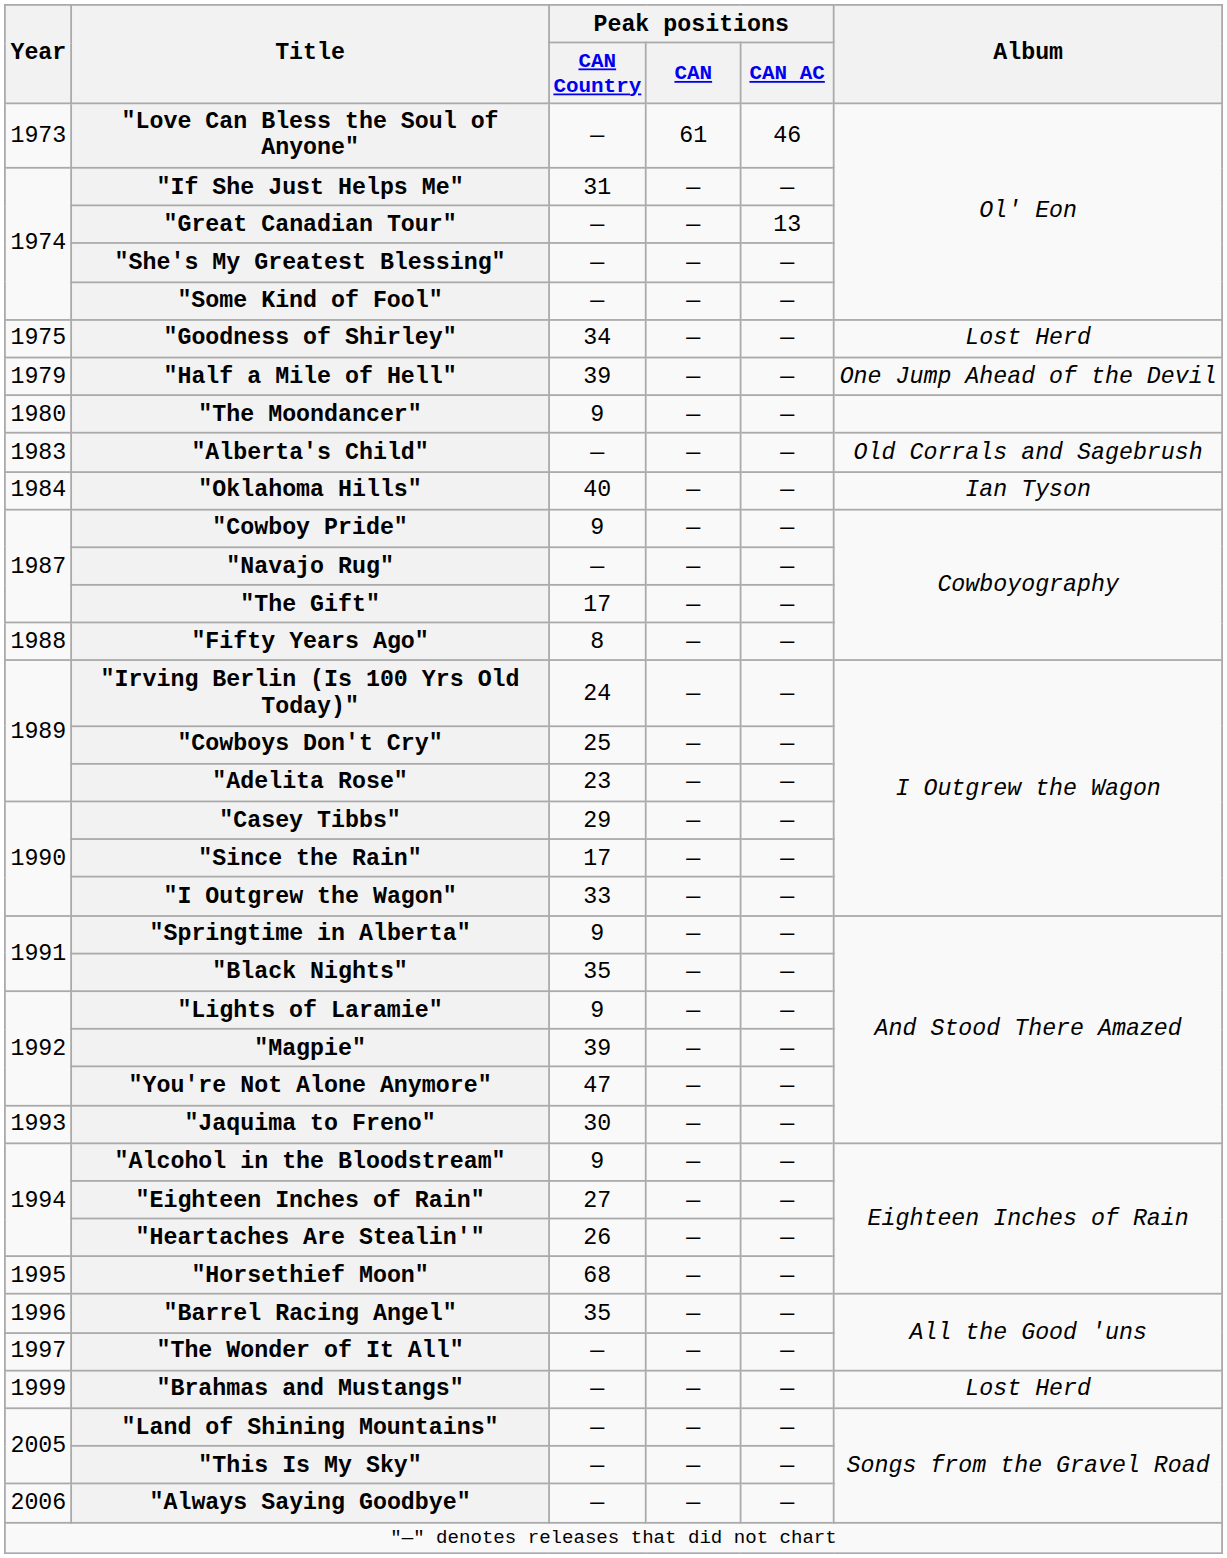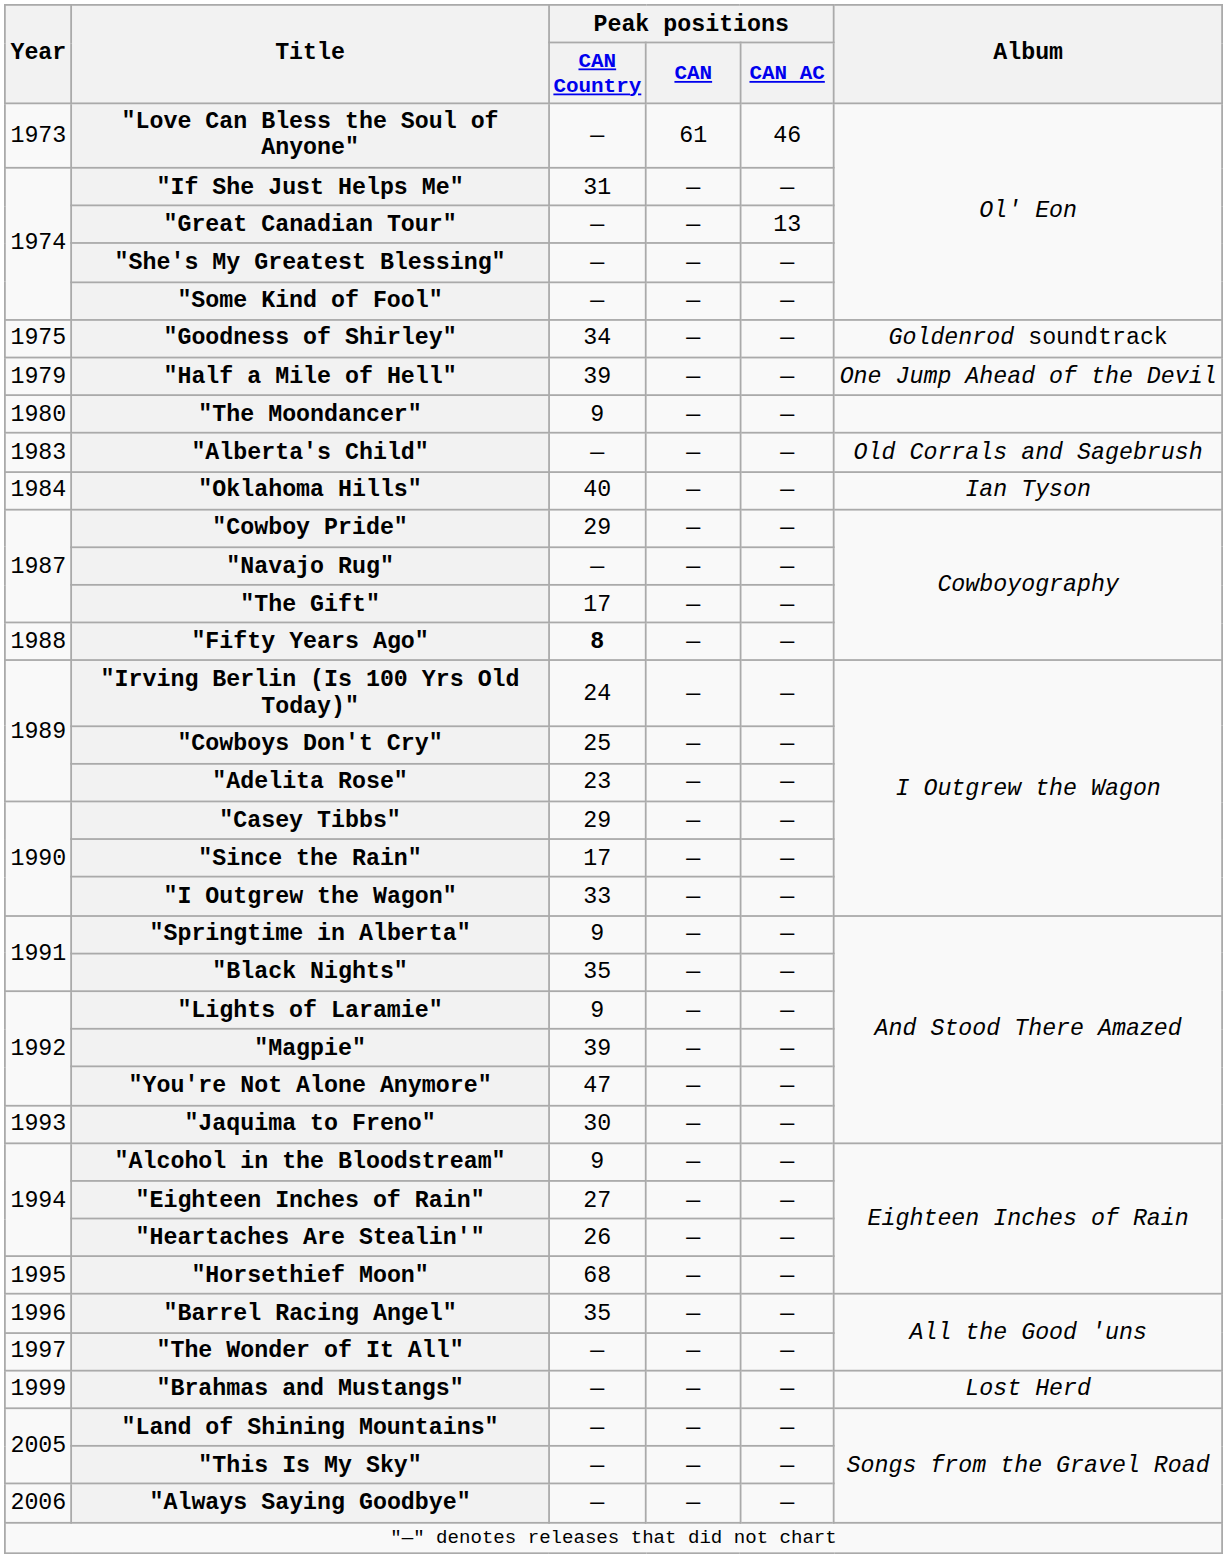(1028, 339) Lost Herd -> (1028, 339) Goldenrod soundtrack
(597, 528) 9 -> (597, 528) 29
(597, 642) normal -> (597, 642) bold
